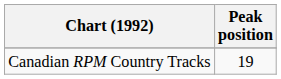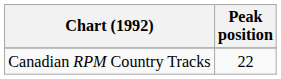(246, 61) 19 -> (246, 61) 22
